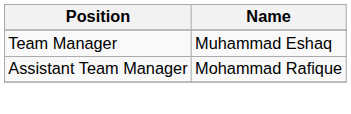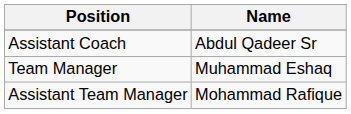+ row: (67, 43)
